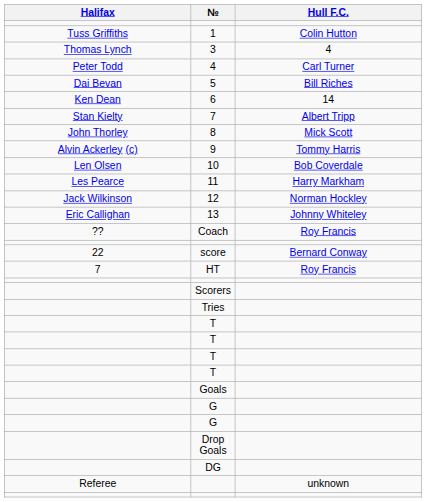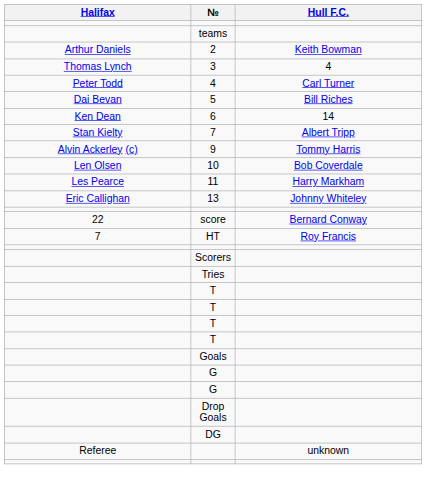+ row: (98, 34)
- row: (98, 34)
+ row: (98, 50)
- row: (98, 132)
- row: (98, 198)
- row: (98, 231)
